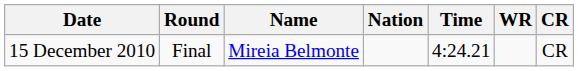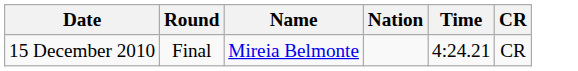- column: (516, 19)
